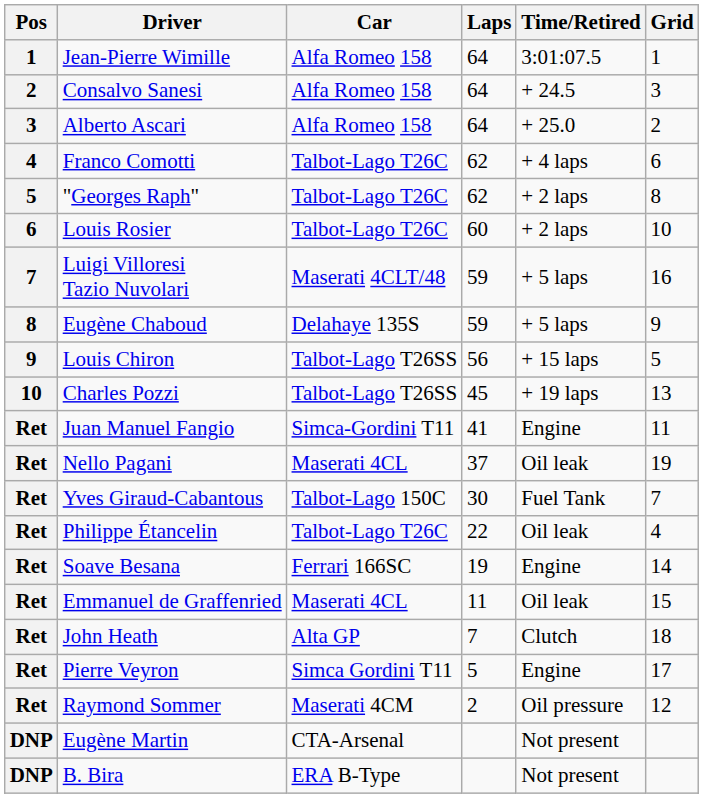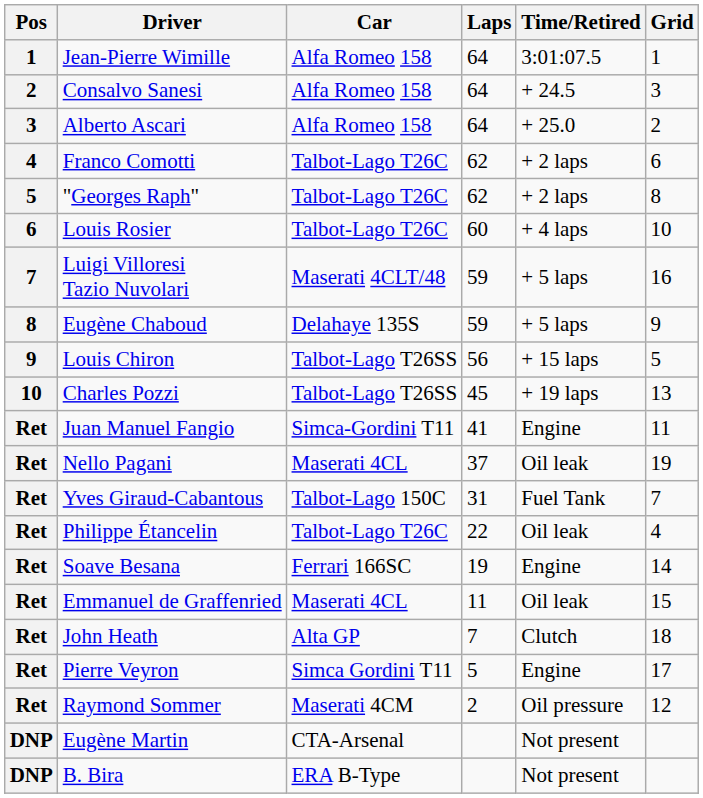(555, 160) + 4 laps -> (555, 160) + 2 laps
(555, 230) + 2 laps -> (555, 230) + 4 laps
(478, 497) 30 -> (478, 497) 31
